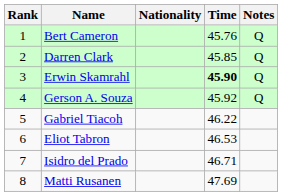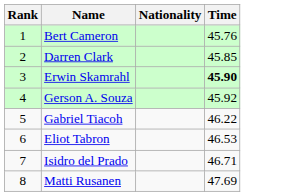- column: (259, 14)
